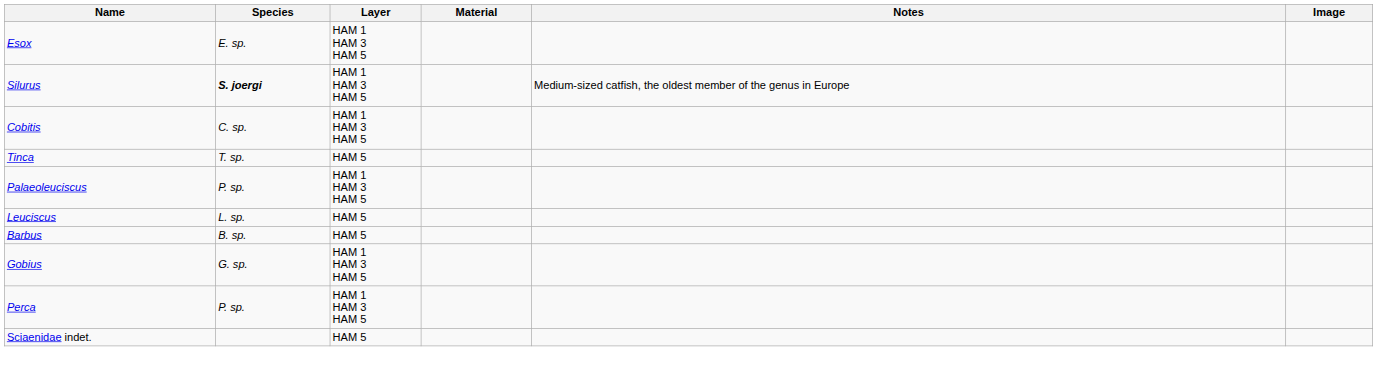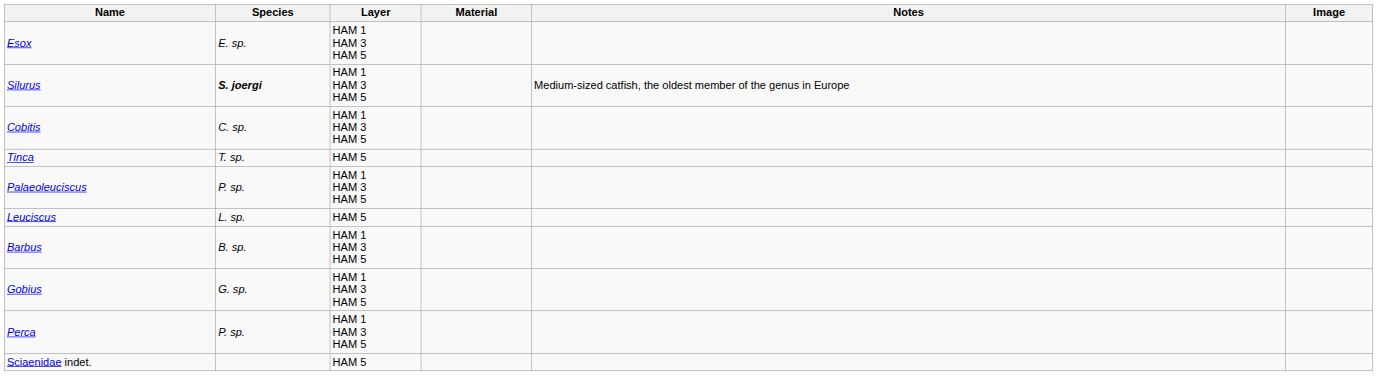(349, 235) HAM 5 -> (349, 247) HAM 1 HAM 3 HAM 5
